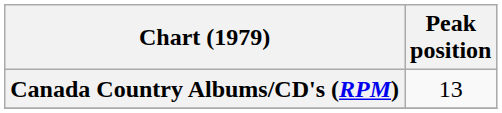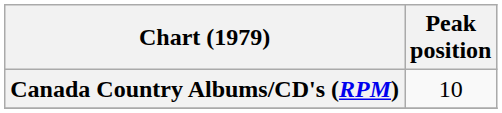(451, 88) 13 -> (451, 88) 10
